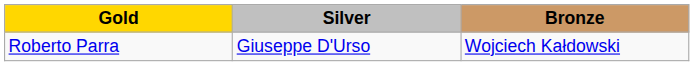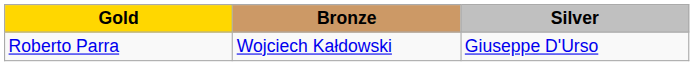columns swapped: (347, 18) <-> (575, 18)
